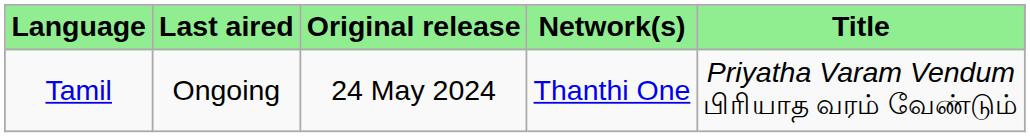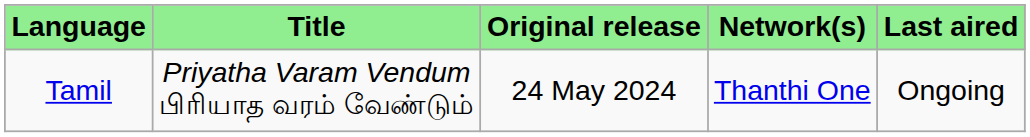columns swapped: (861, 27) <-> (226, 27)
